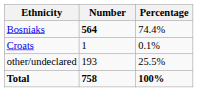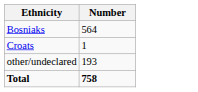- column: (164, 12)
(89, 29) bold -> (89, 29) normal
